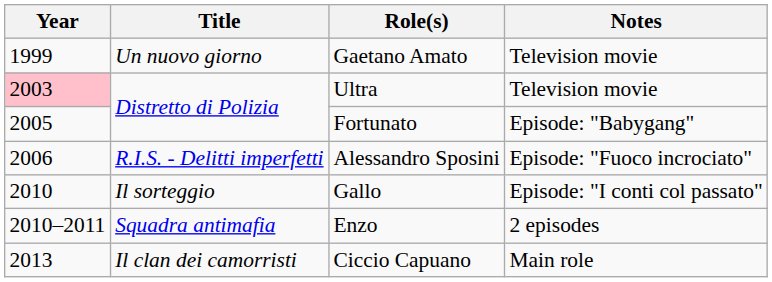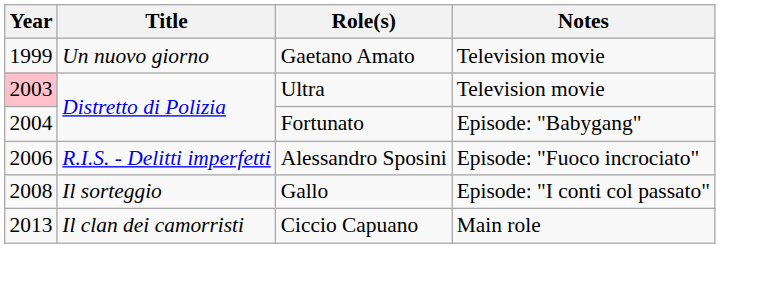(31, 123) 2005 -> (31, 123) 2004
(31, 191) 2010 -> (31, 191) 2008
- row: (355, 225)
